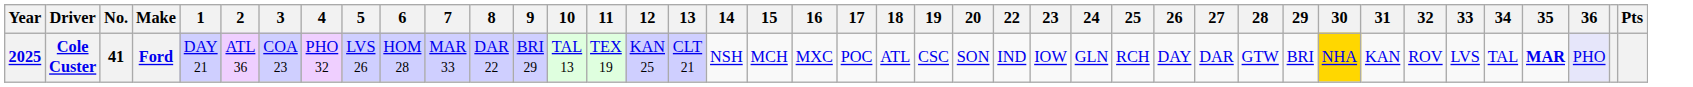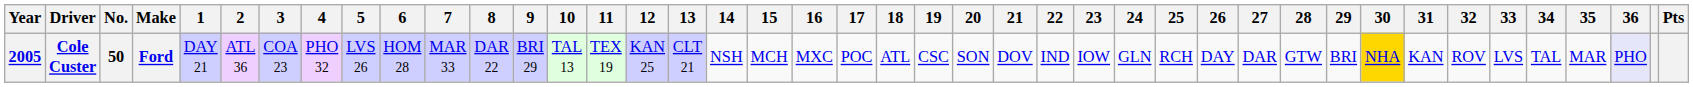+ column: (1015, 18)
(25, 57) 2025 -> (25, 57) 2005
(116, 57) 41 -> (116, 57) 50
(1545, 57) bold -> (1588, 57) normal
